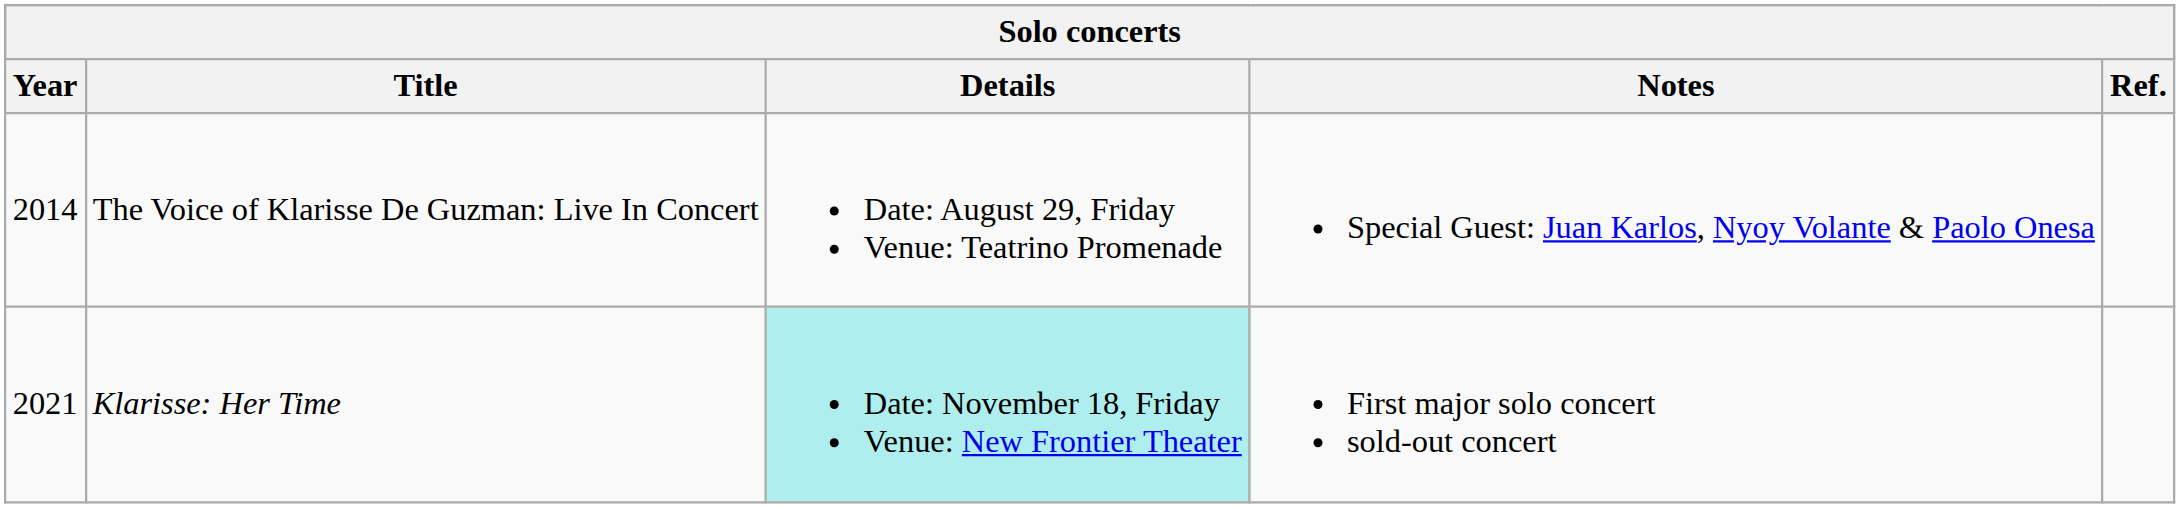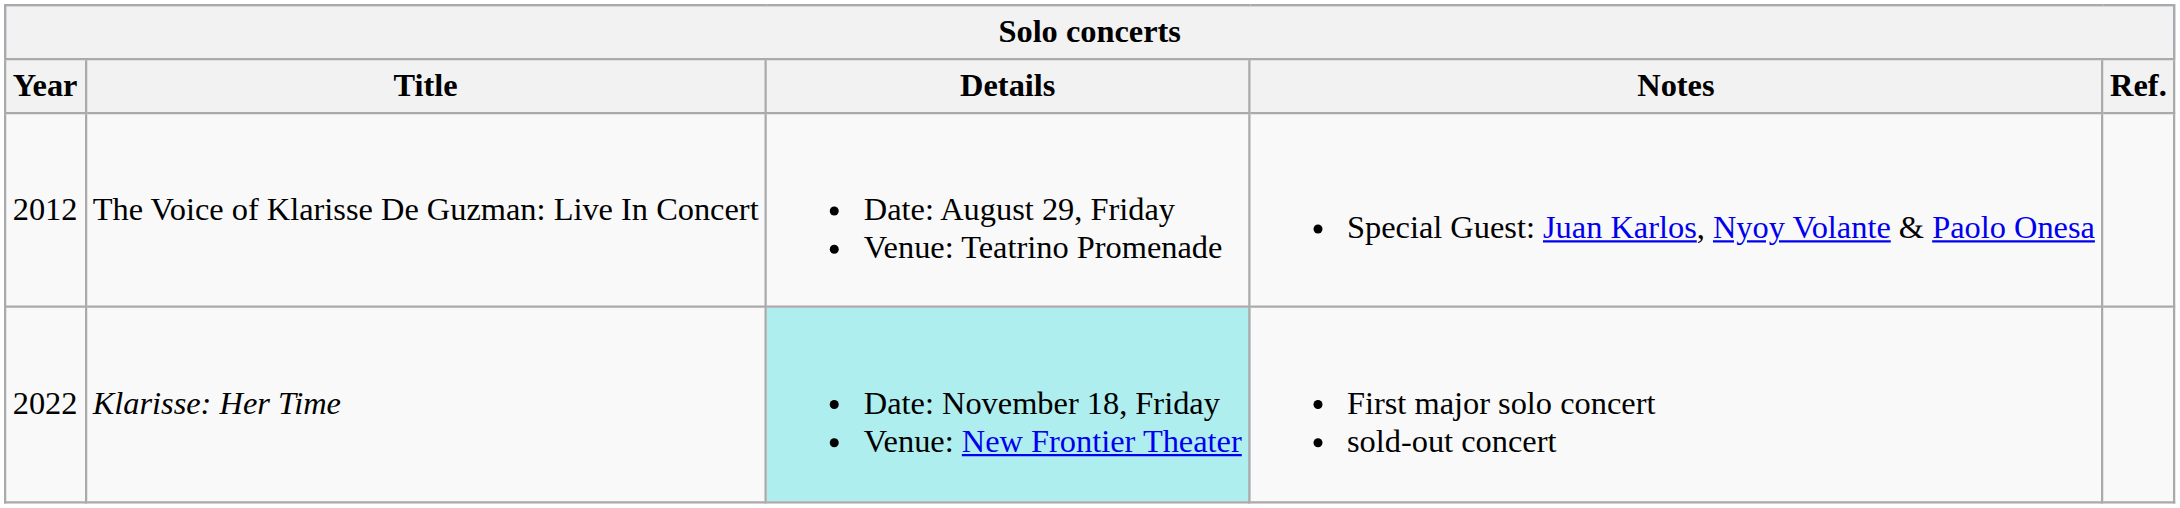(45, 209) 2014 -> (45, 209) 2012
(45, 403) 2021 -> (45, 403) 2022
